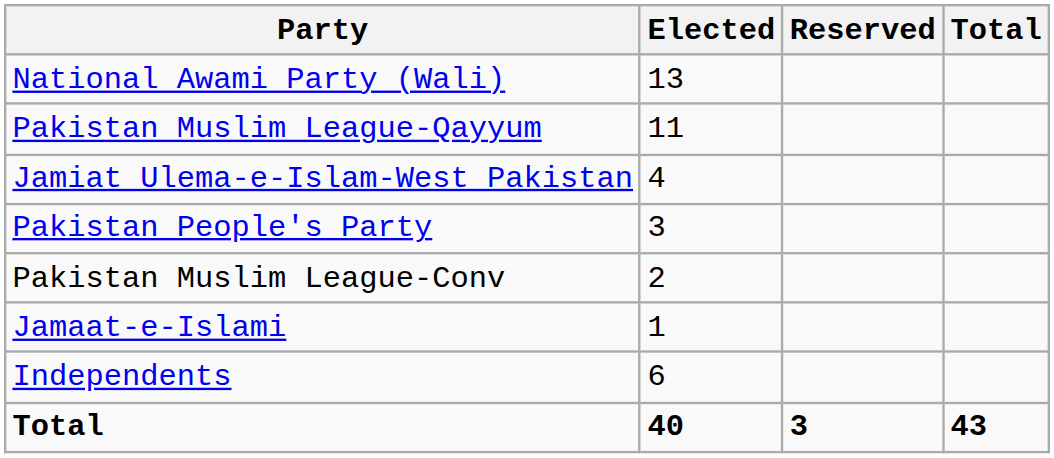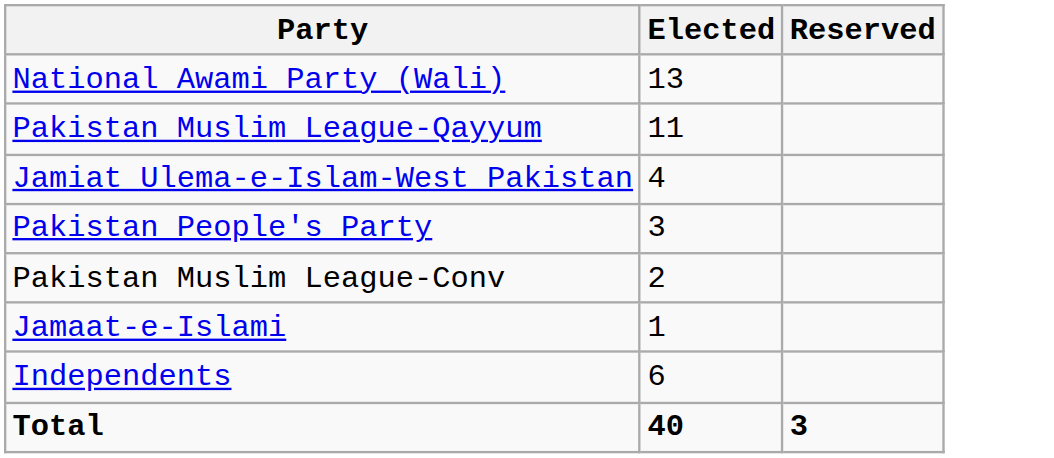- column: (996, 30)
